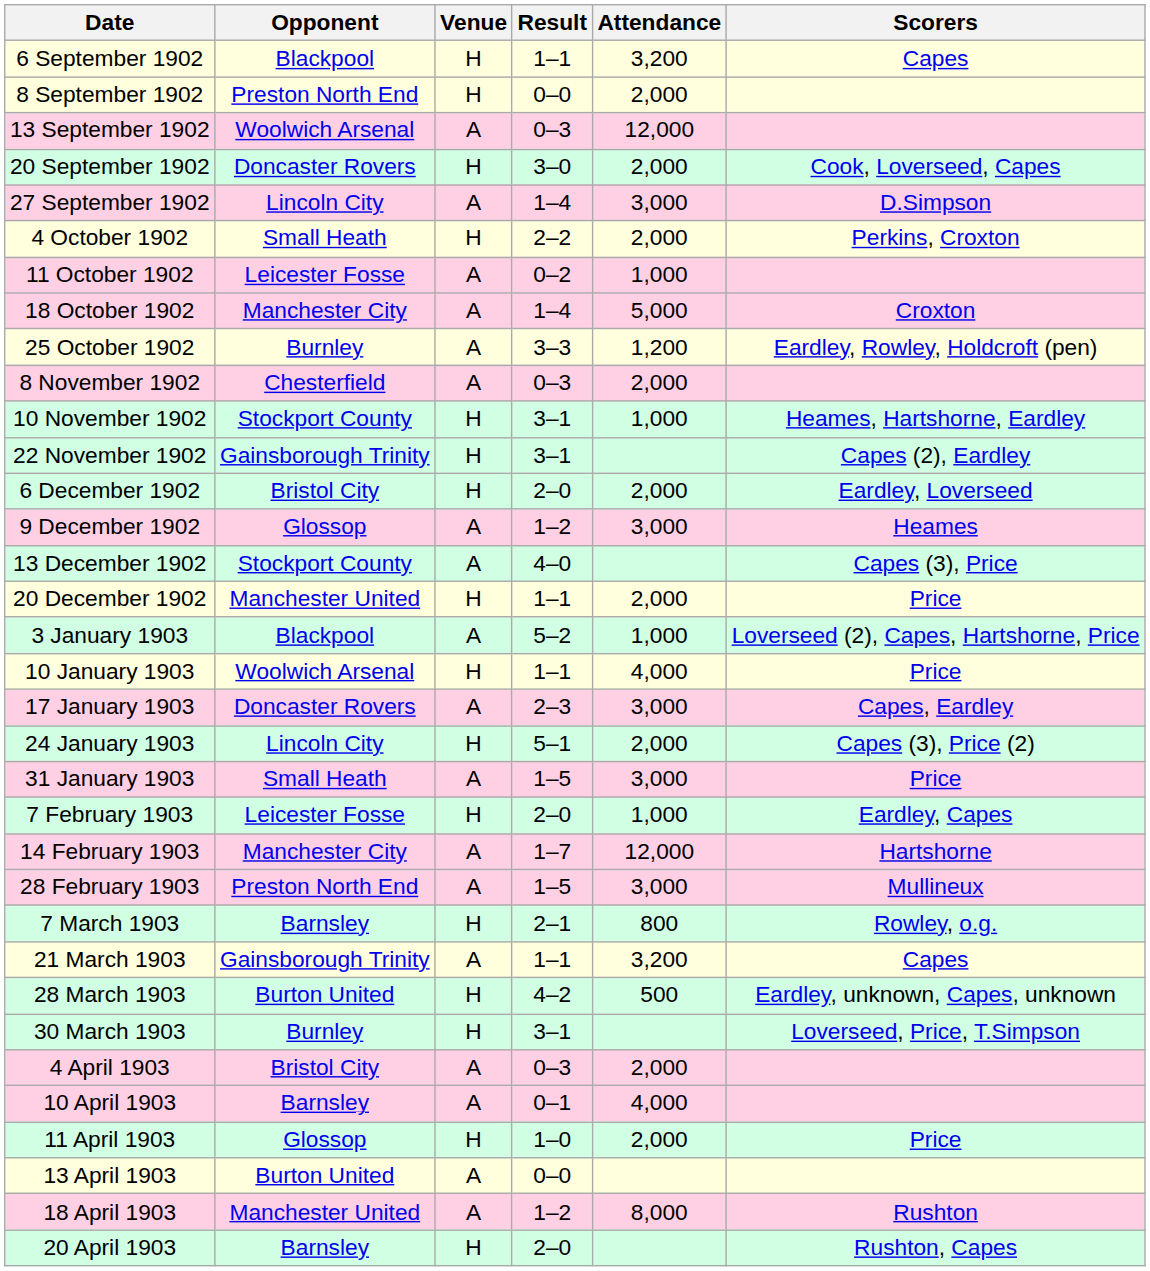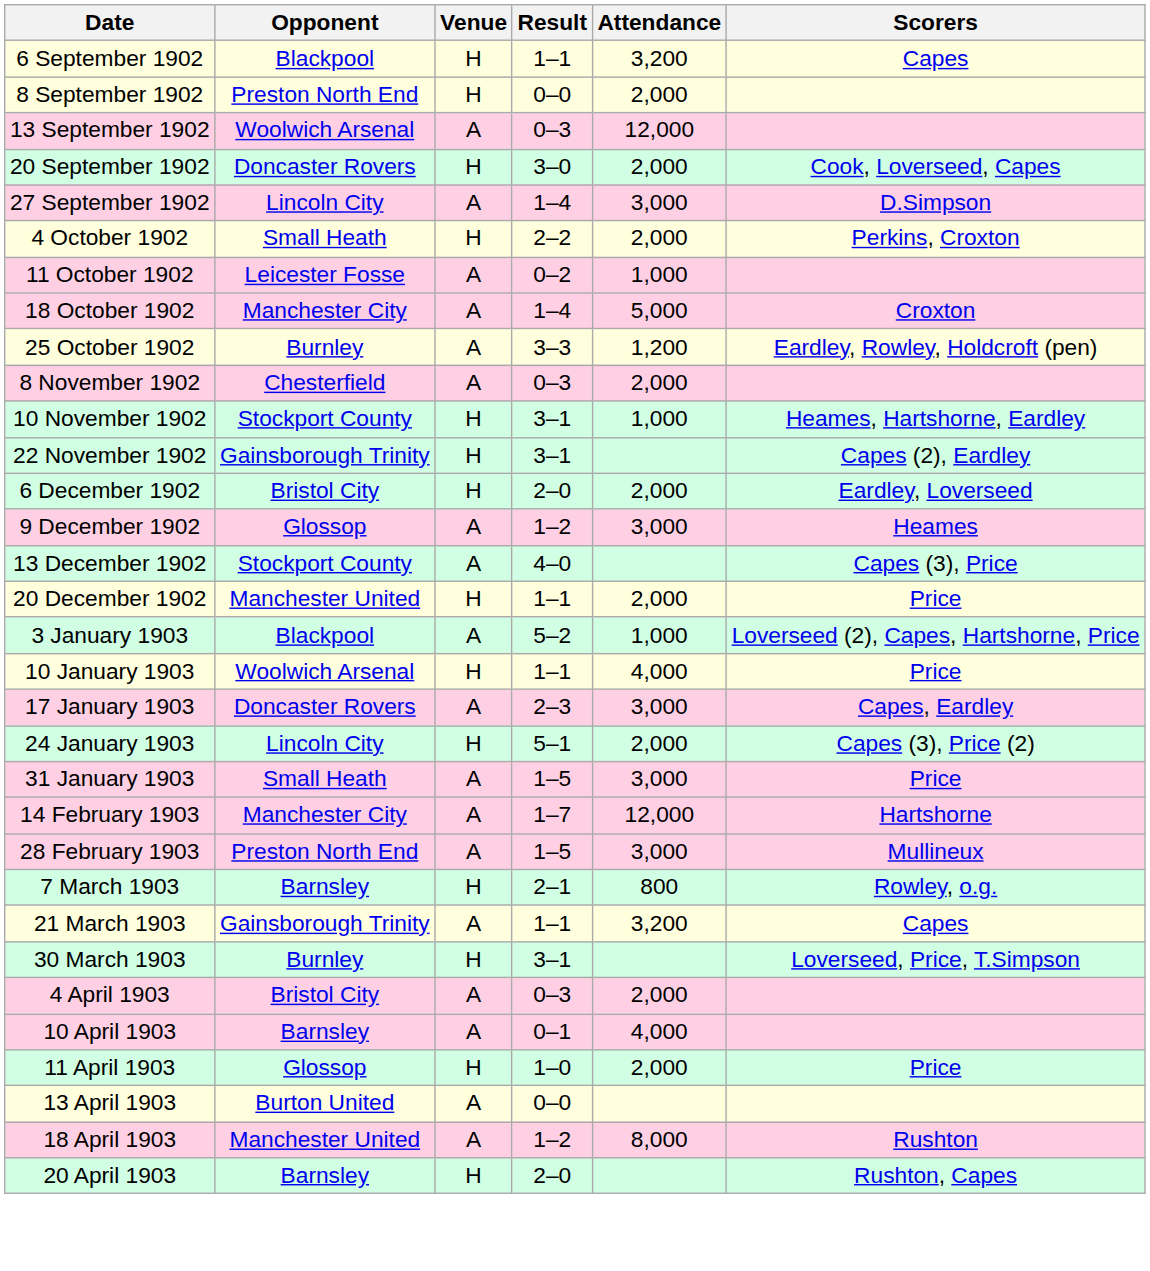- row: (110, 815)
- row: (110, 995)
